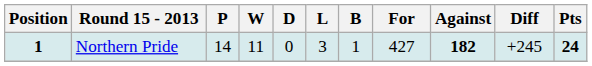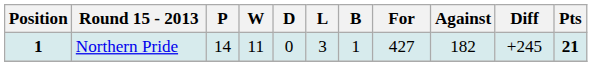(463, 46) bold -> (463, 46) normal
(570, 46) 24 -> (570, 46) 21
